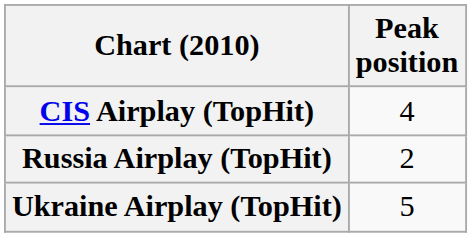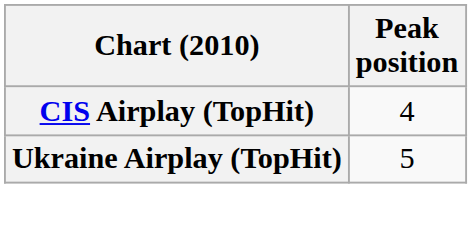- row: (177, 158)
